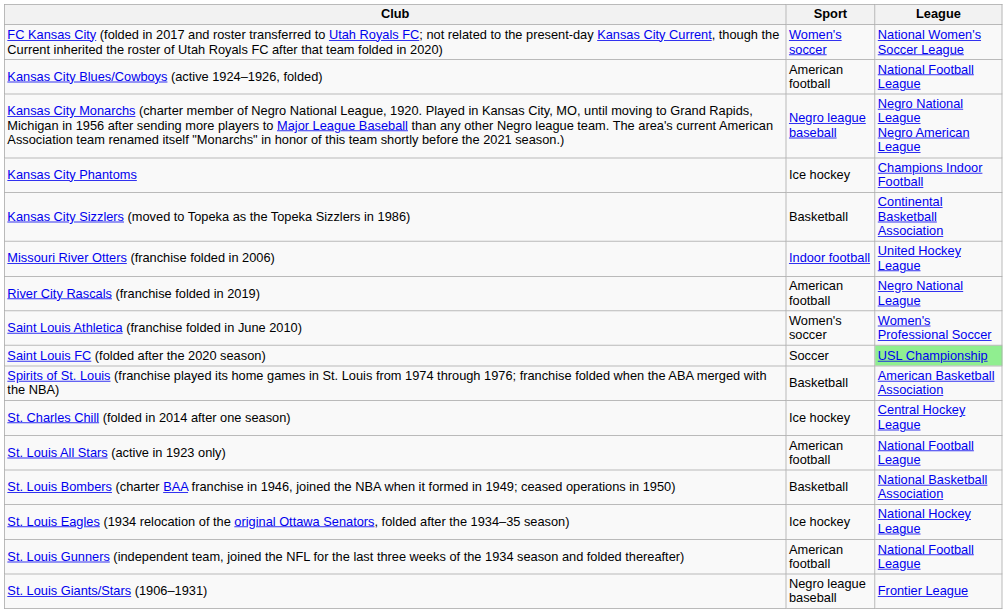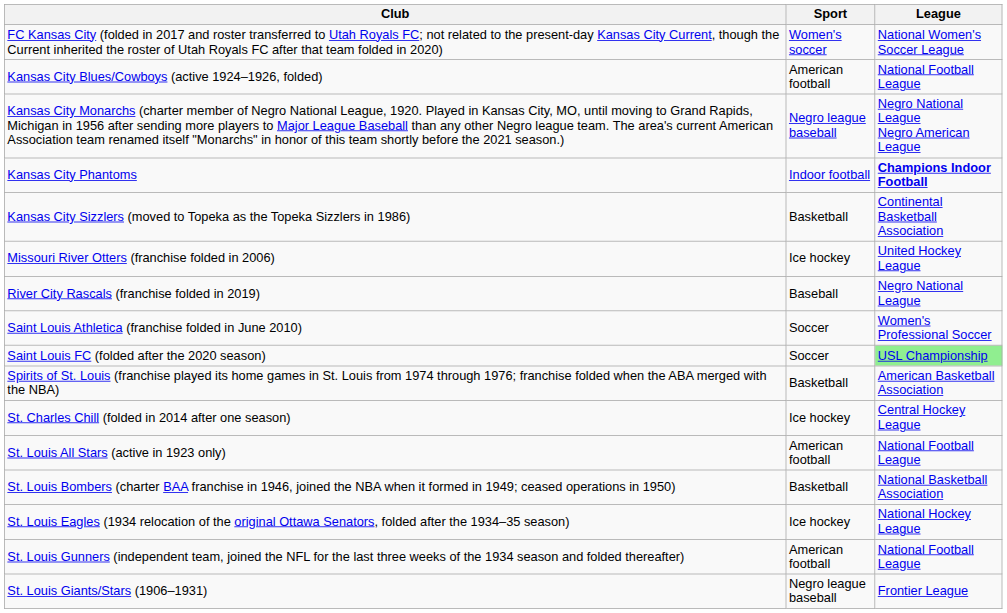(820, 175) Ice hockey -> (830, 175) Indoor football
(930, 175) normal -> (934, 175) bold
(830, 258) Indoor football -> (820, 258) Ice hockey
(816, 293) American football -> (814, 293) Baseball
(815, 328) Women's soccer -> (809, 328) Soccer
